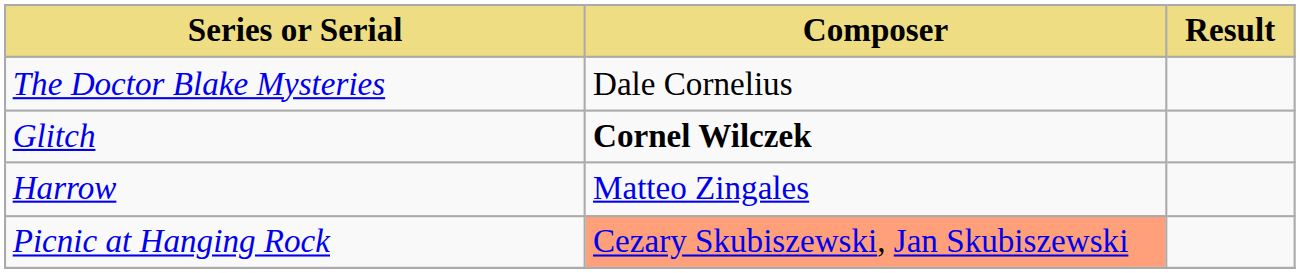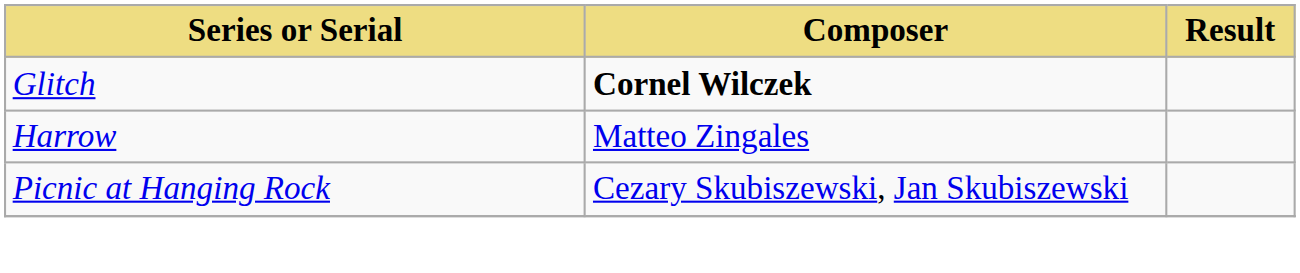- row: (199, 83)
(861, 240) lightsalmon background -> (861, 188) no background
